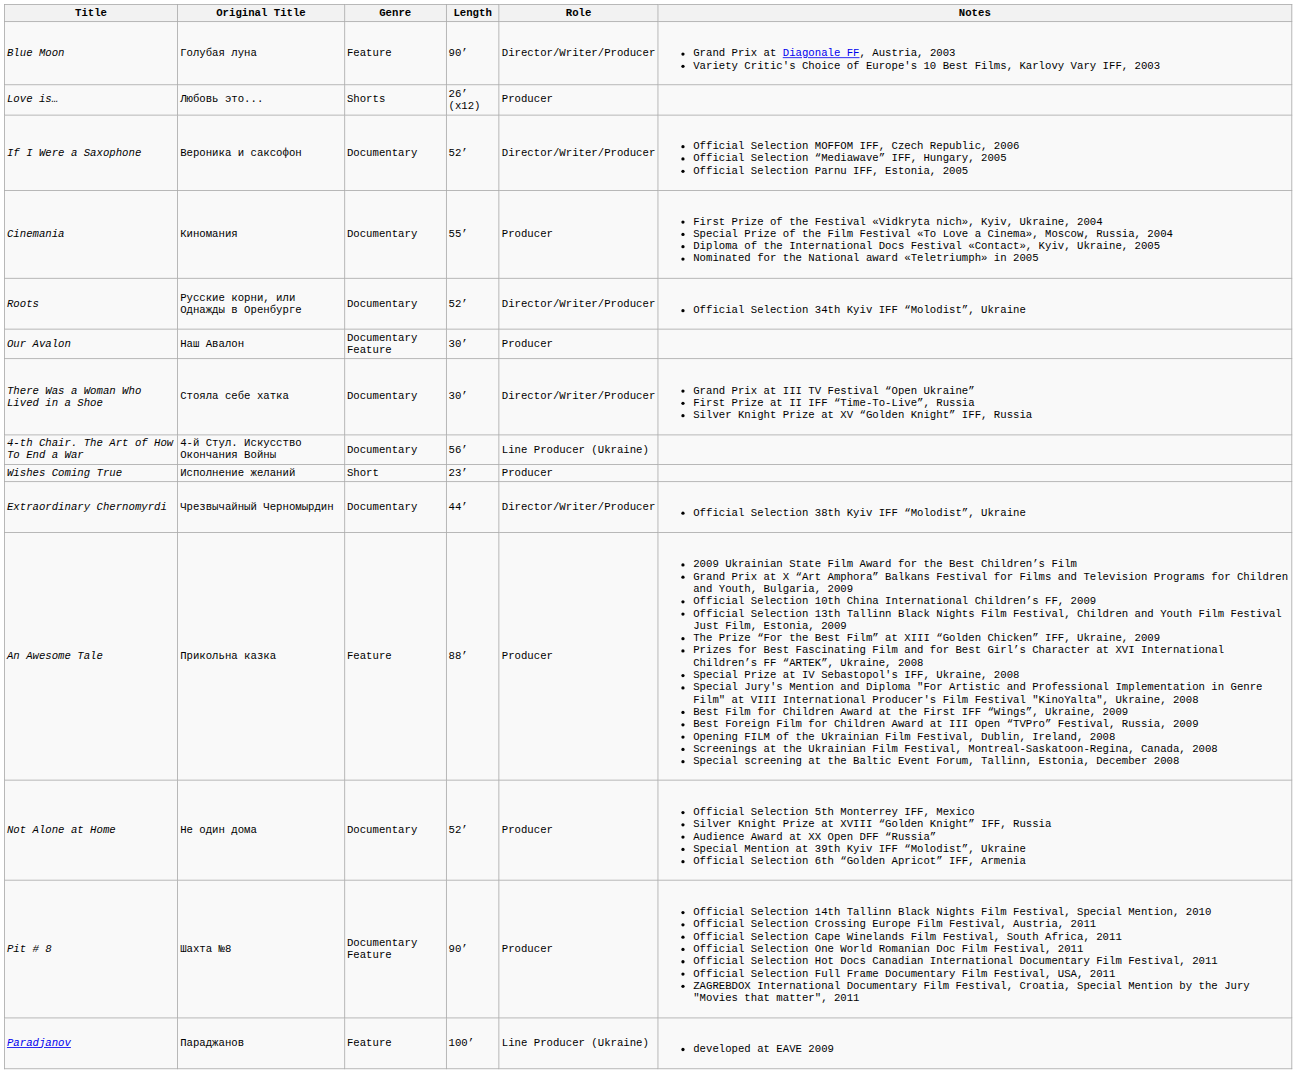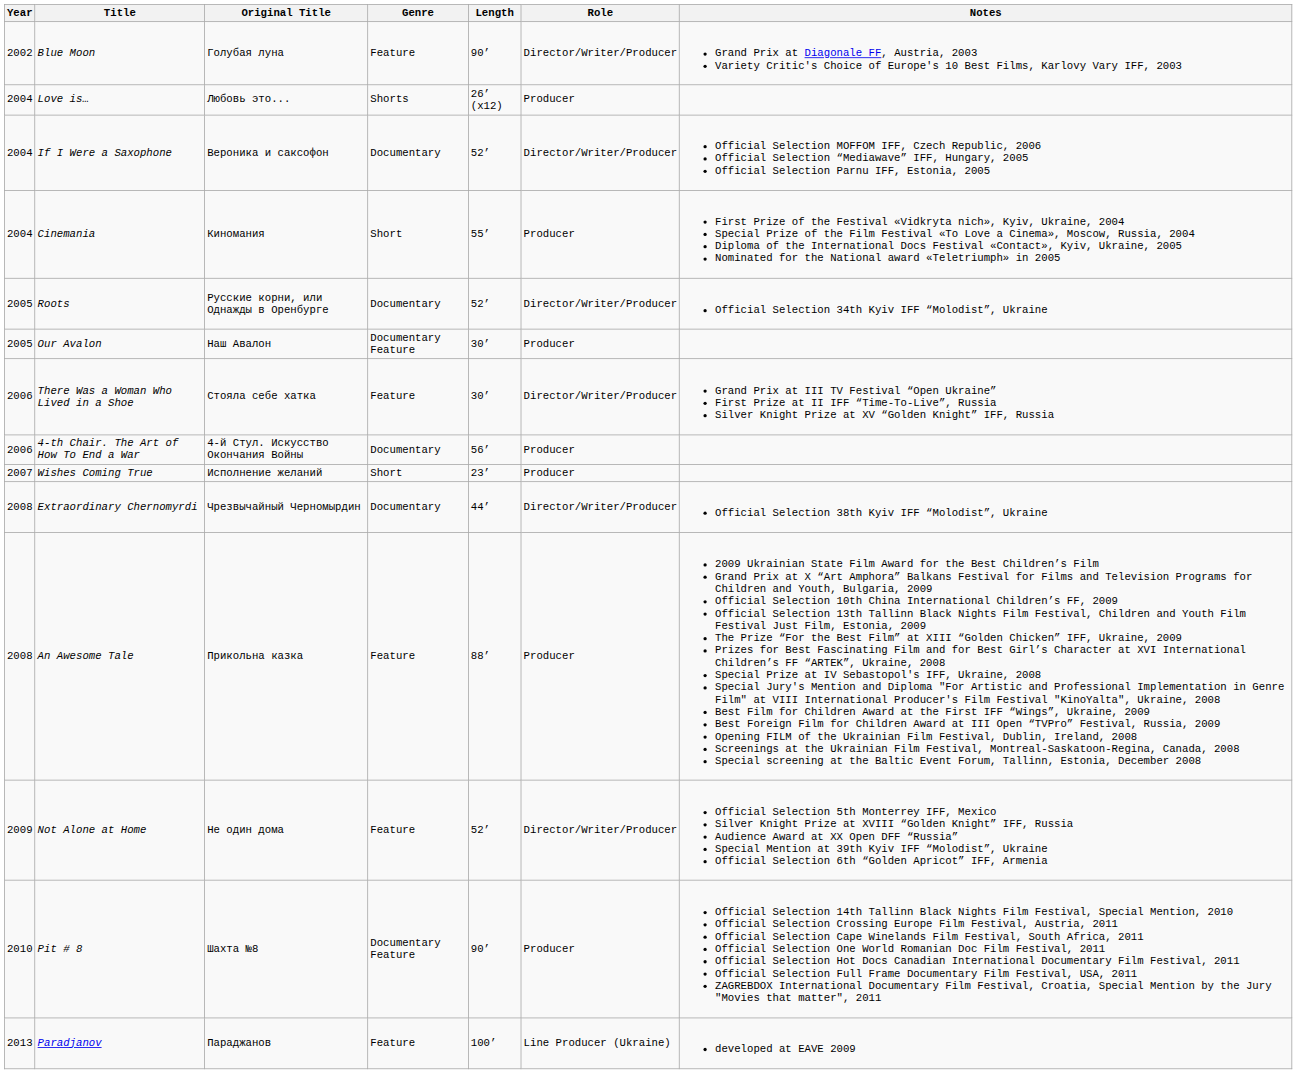+ column: (20, 13)
(382, 234) Documentary -> (386, 234) Short
(382, 397) Documentary -> (393, 397) Feature
(575, 449) Line Producer (Ukraine) -> (549, 449) Producer
(382, 830) Documentary -> (393, 830) Feature
(527, 830) Producer -> (600, 830) Director/Writer/Producer
